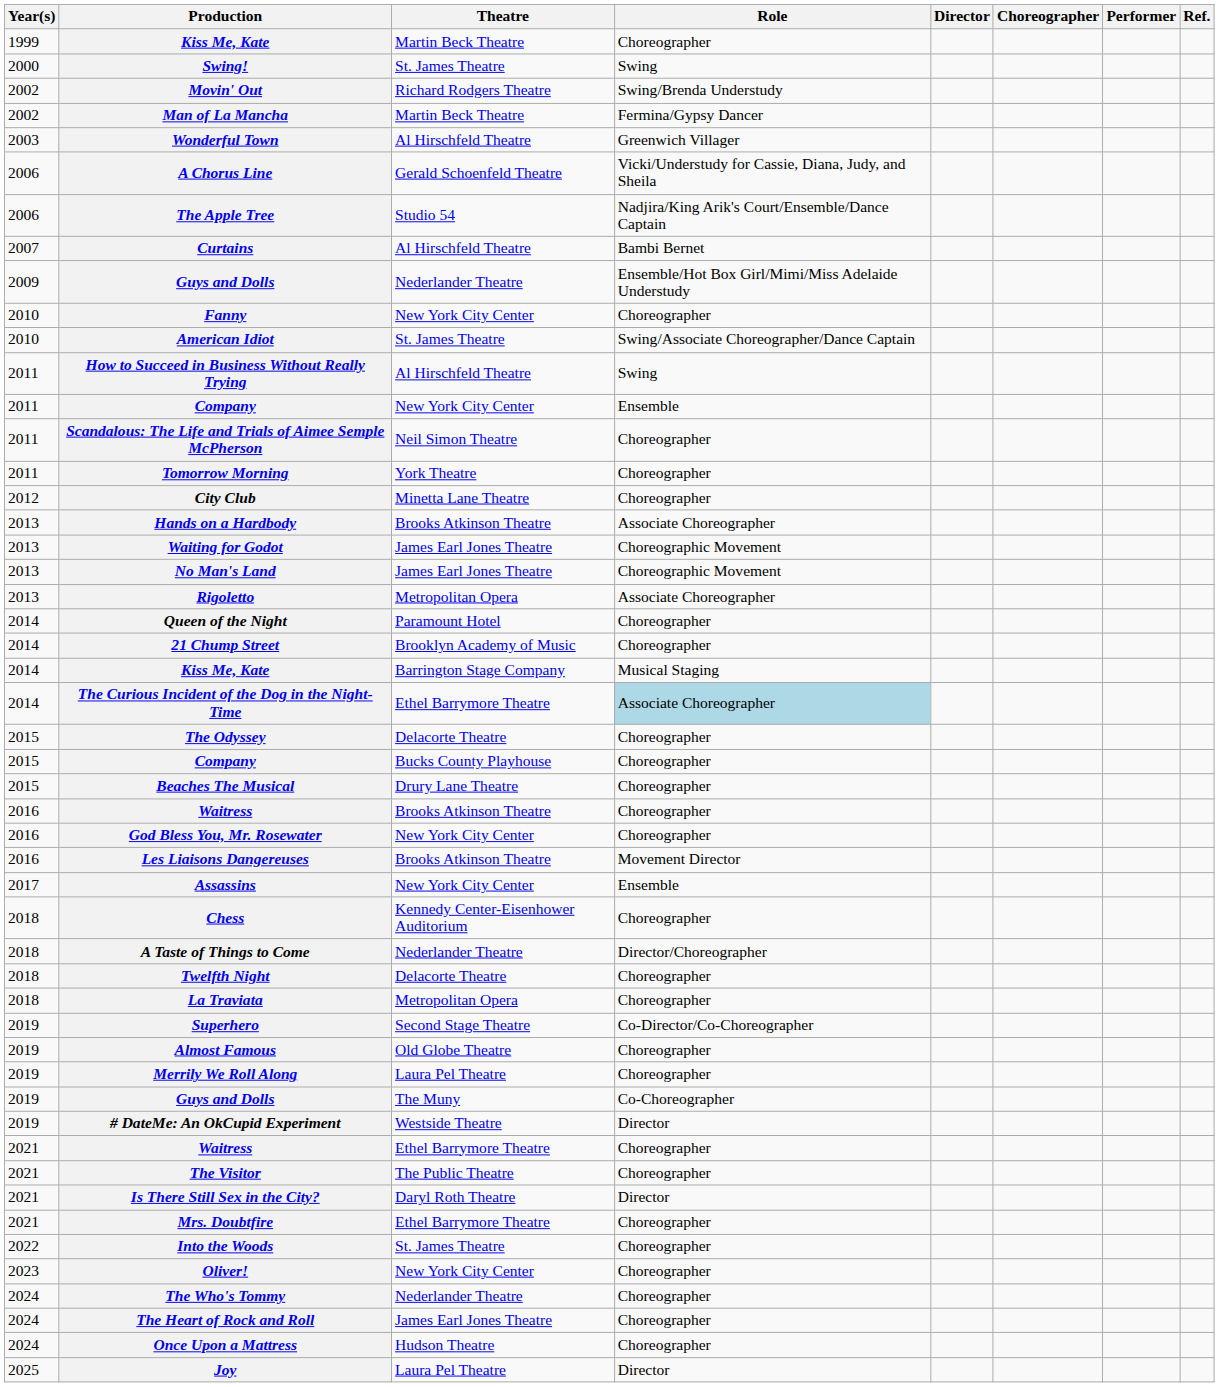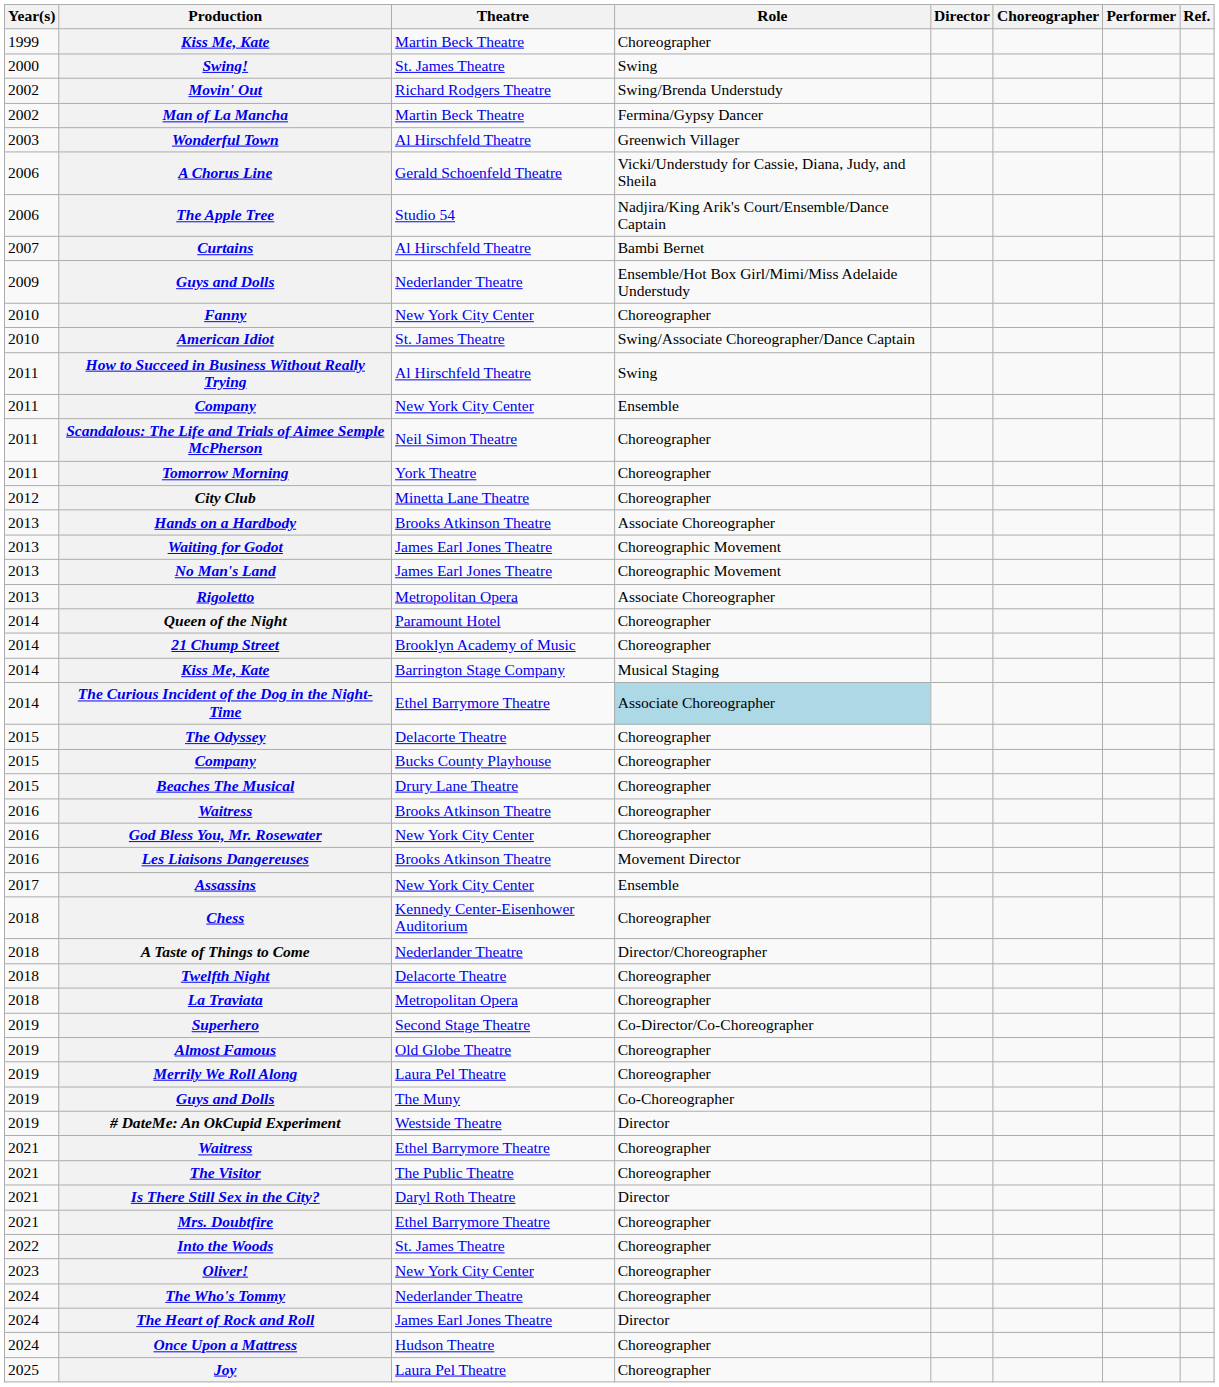(664, 1320) Choreographer -> (644, 1320) Director
(644, 1369) Director -> (664, 1369) Choreographer
